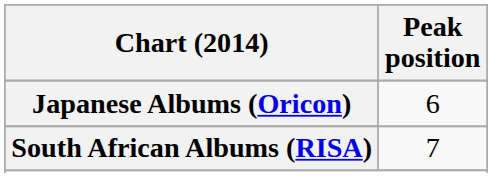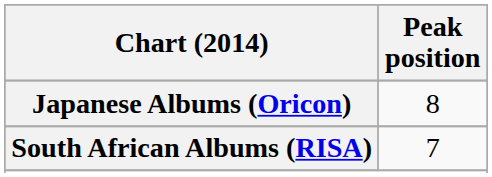(433, 103) 6 -> (433, 103) 8
